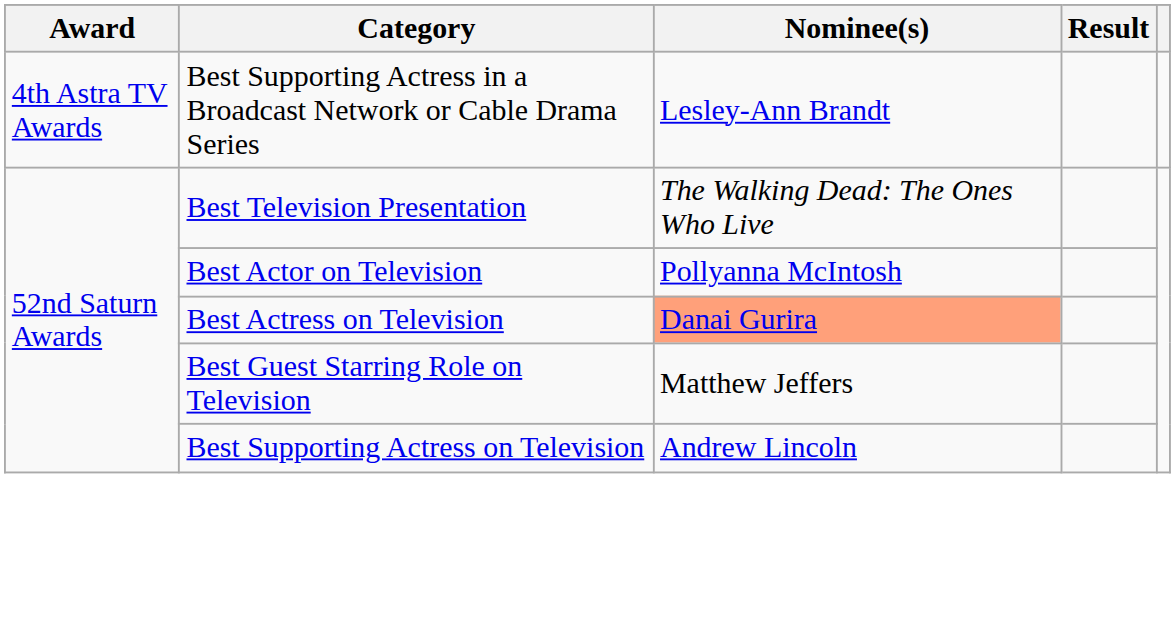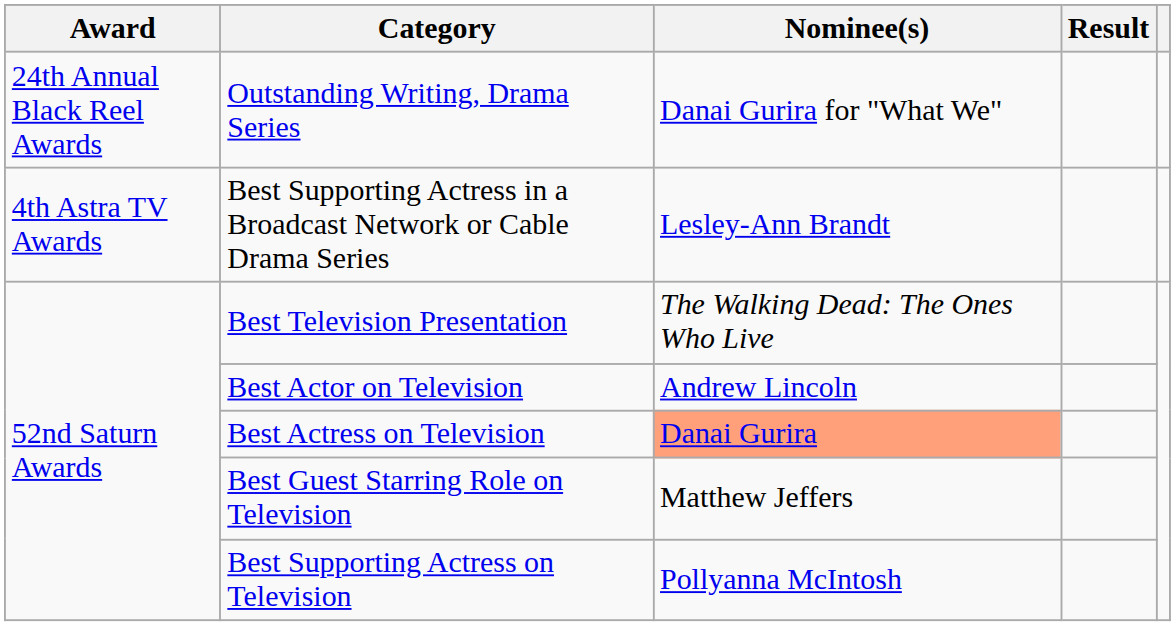+ row: (398, 109)
(781, 271) Pollyanna McIntosh -> (758, 386) Andrew Lincoln
(758, 447) Andrew Lincoln -> (781, 579) Pollyanna McIntosh
